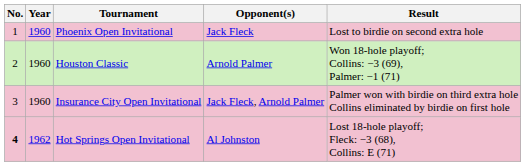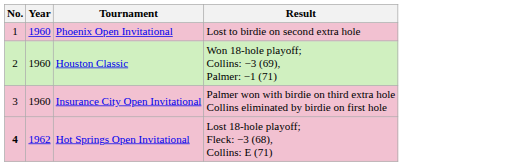- column: (265, 13)
